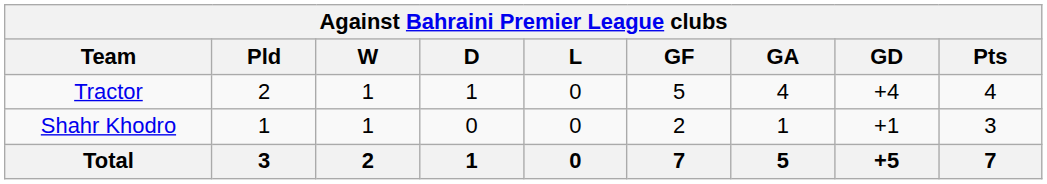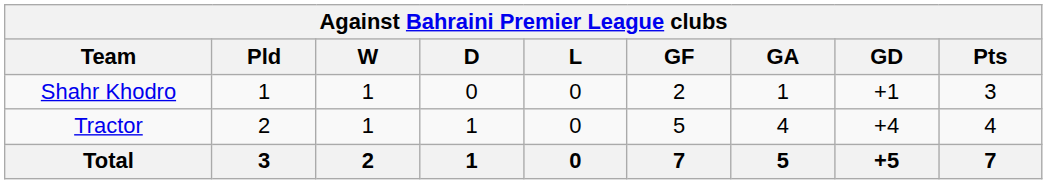rows swapped: (108, 126) <-> (108, 91)
